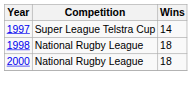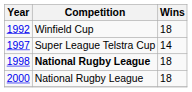+ row: (18, 29)
(89, 45) normal -> (92, 62) bold
